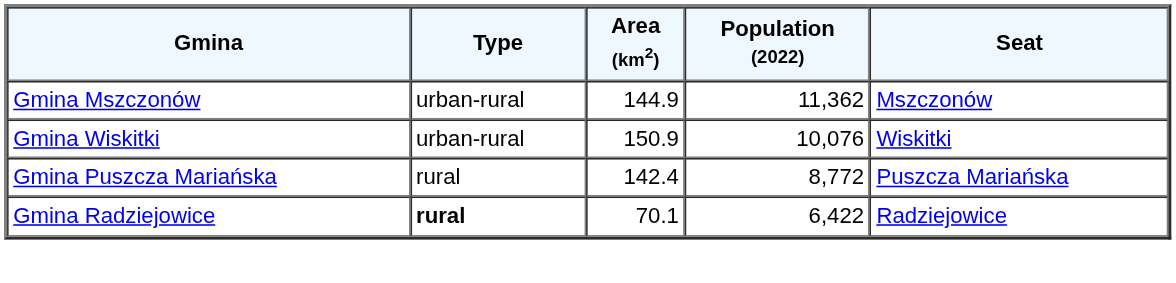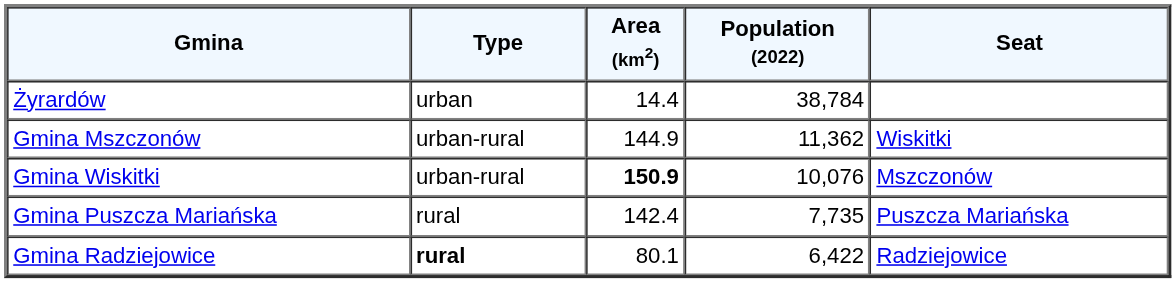+ row: (59, 99)
(934, 99) Mszczonów -> (914, 138) Wiskitki
(651, 138) normal -> (651, 177) bold
(914, 138) Wiskitki -> (934, 177) Mszczonów
(836, 177) 8,772 -> (836, 216) 7,735
(657, 216) 70.1 -> (657, 255) 80.1
